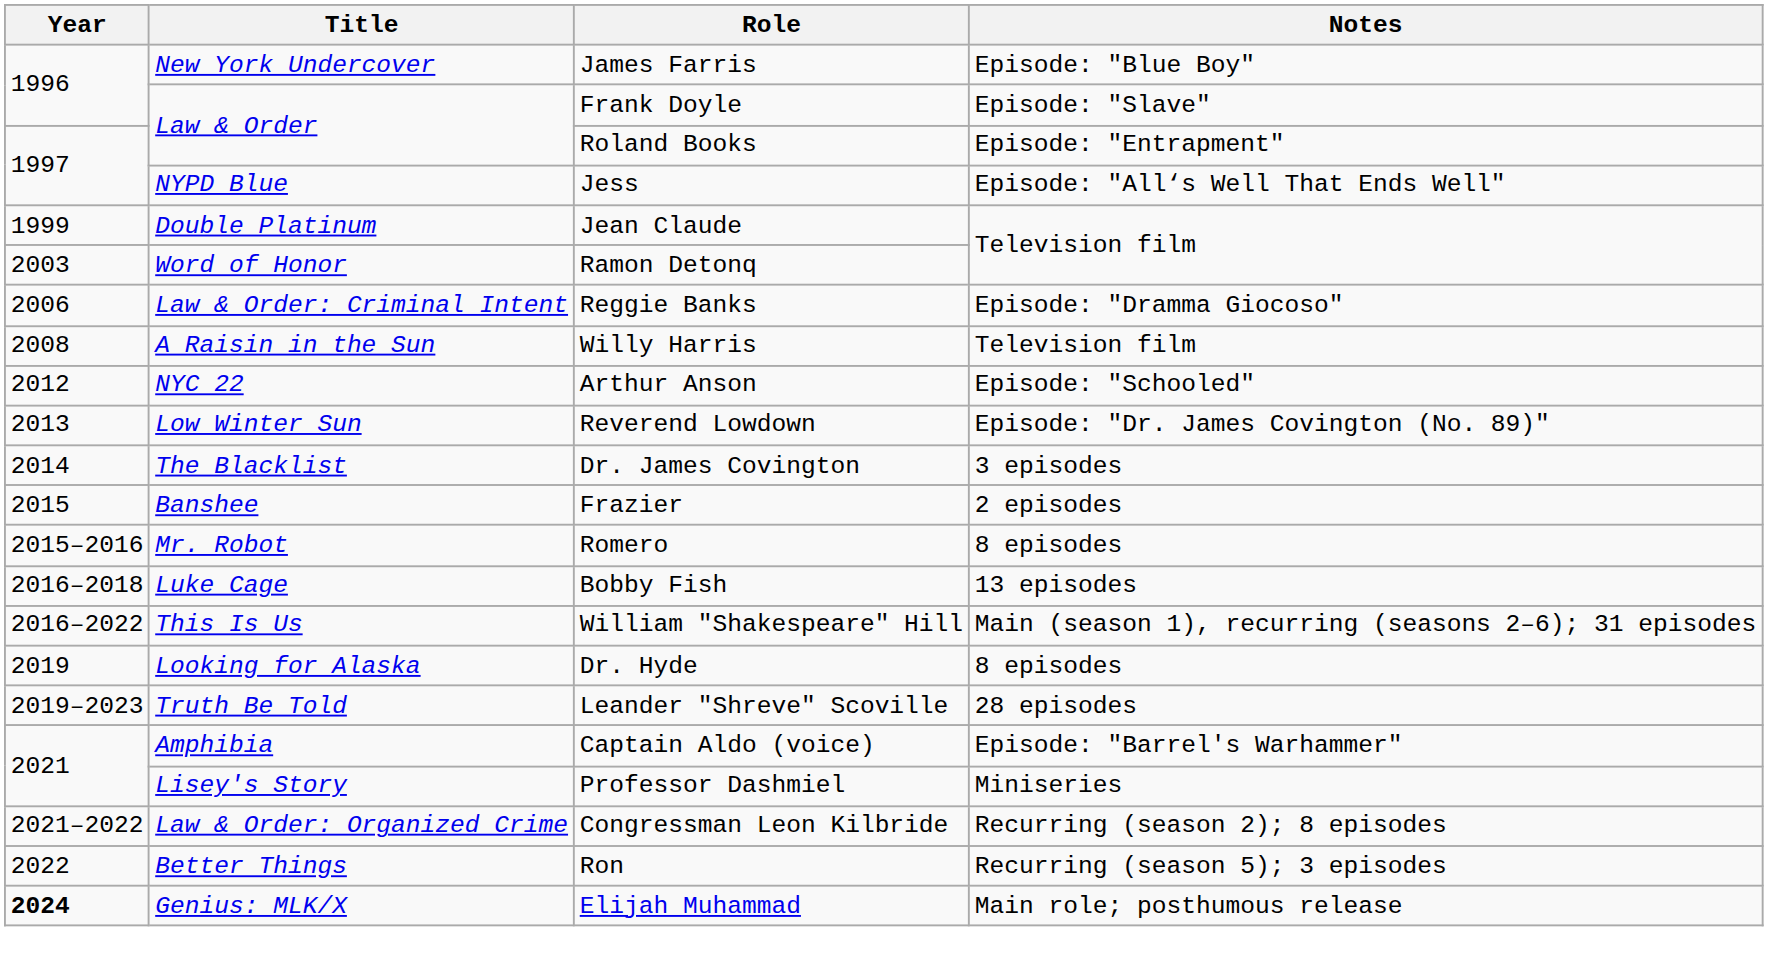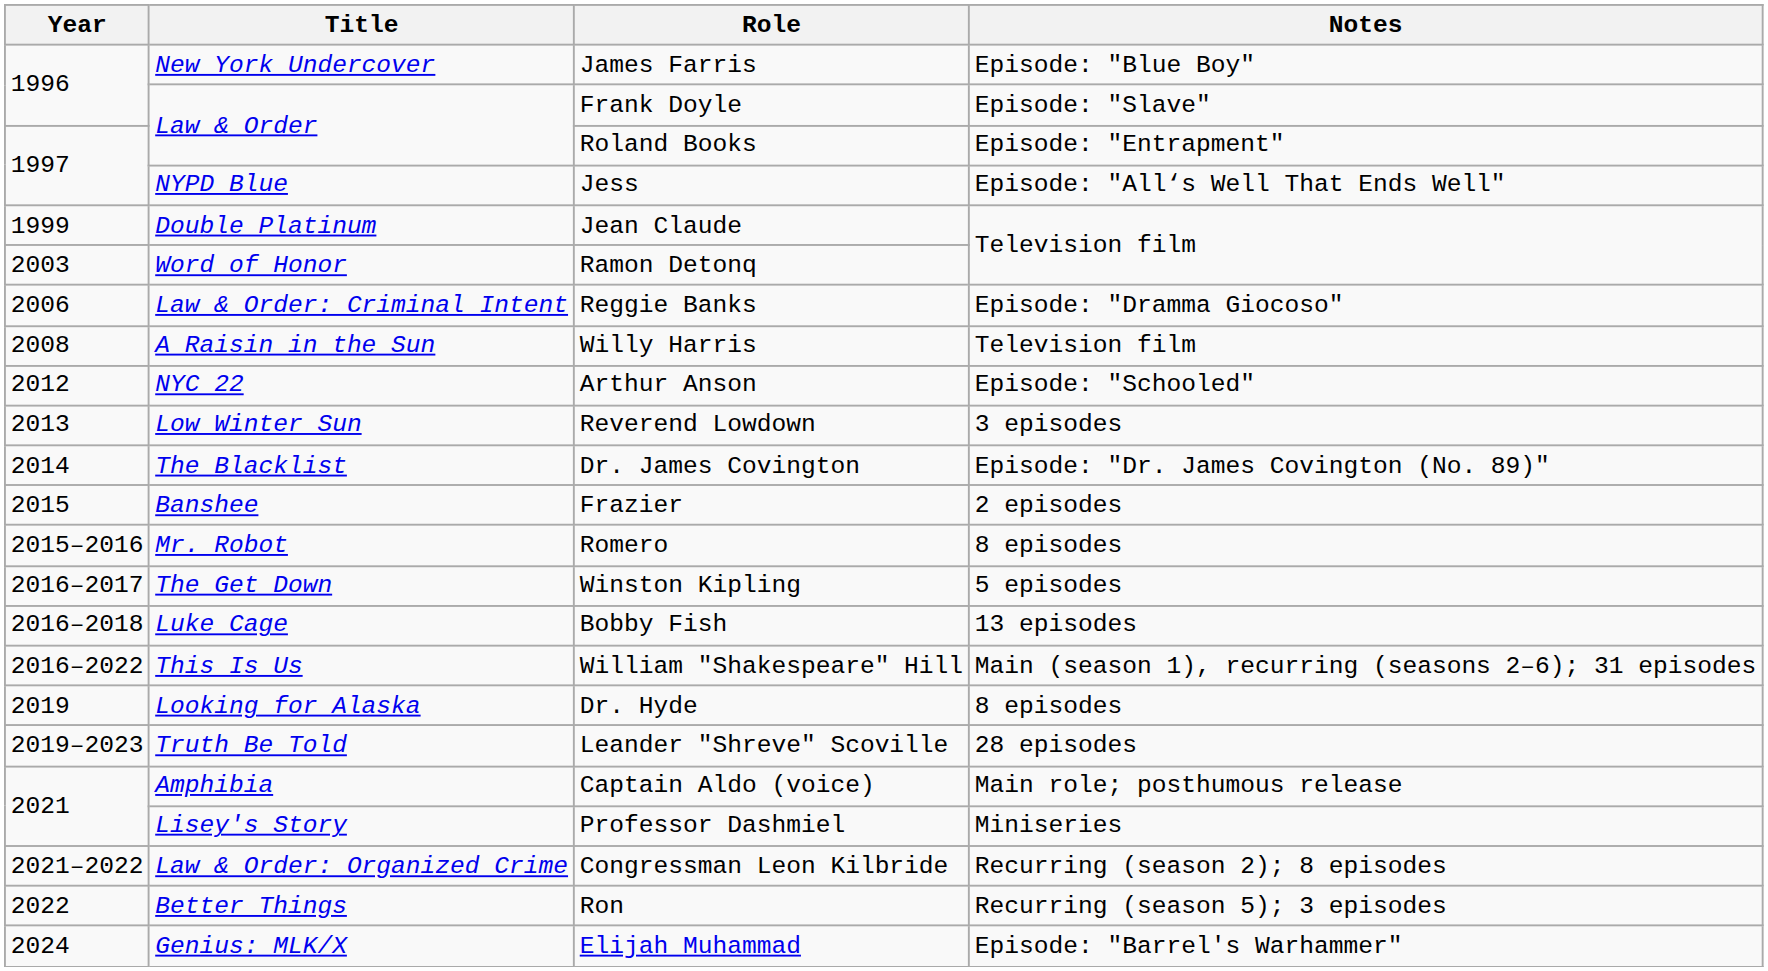(1262, 425) Episode: "Dr. James Covington (No. 89)" -> (1049, 425) 3 episodes
(1049, 465) 3 episodes -> (1262, 465) Episode: "Dr. James Covington (No. 89)"
+ row: (690, 586)
(1189, 746) Episode: "Barrel's Warhammer" -> (1189, 786) Main role; posthumous release
(40, 906) bold -> (40, 946) normal
(1189, 906) Main role; posthumous release -> (1189, 946) Episode: "Barrel's Warhammer"
